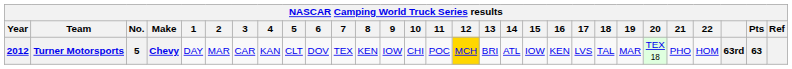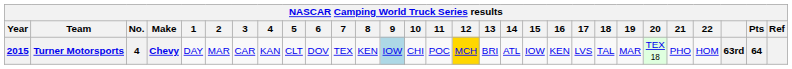(18, 51) 2012 -> (18, 51) 2015
(137, 51) 5 -> (137, 51) 4
(392, 51) no background -> (392, 51) lightblue background
(757, 51) 63 -> (757, 51) 64
